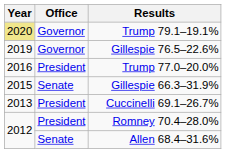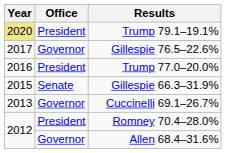(61, 31) Governor -> (61, 31) President
(20, 49) 2019 -> (20, 49) 2017
(61, 103) President -> (61, 103) Governor
(55, 139) Senate -> (61, 139) Governor
